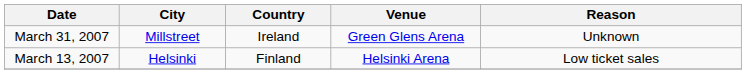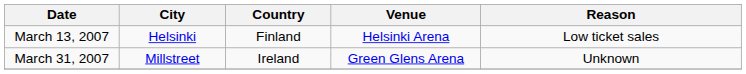rows swapped: (62, 58) <-> (62, 36)
